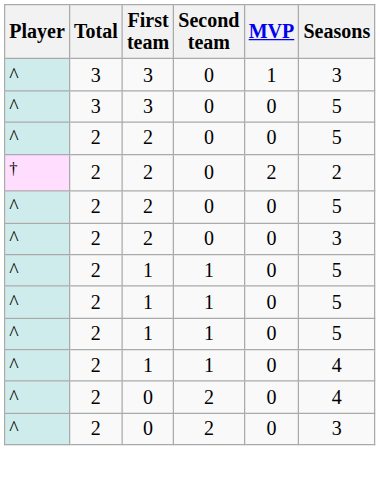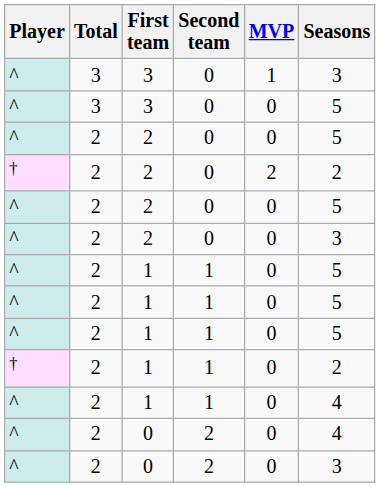+ row: (13, 364)
